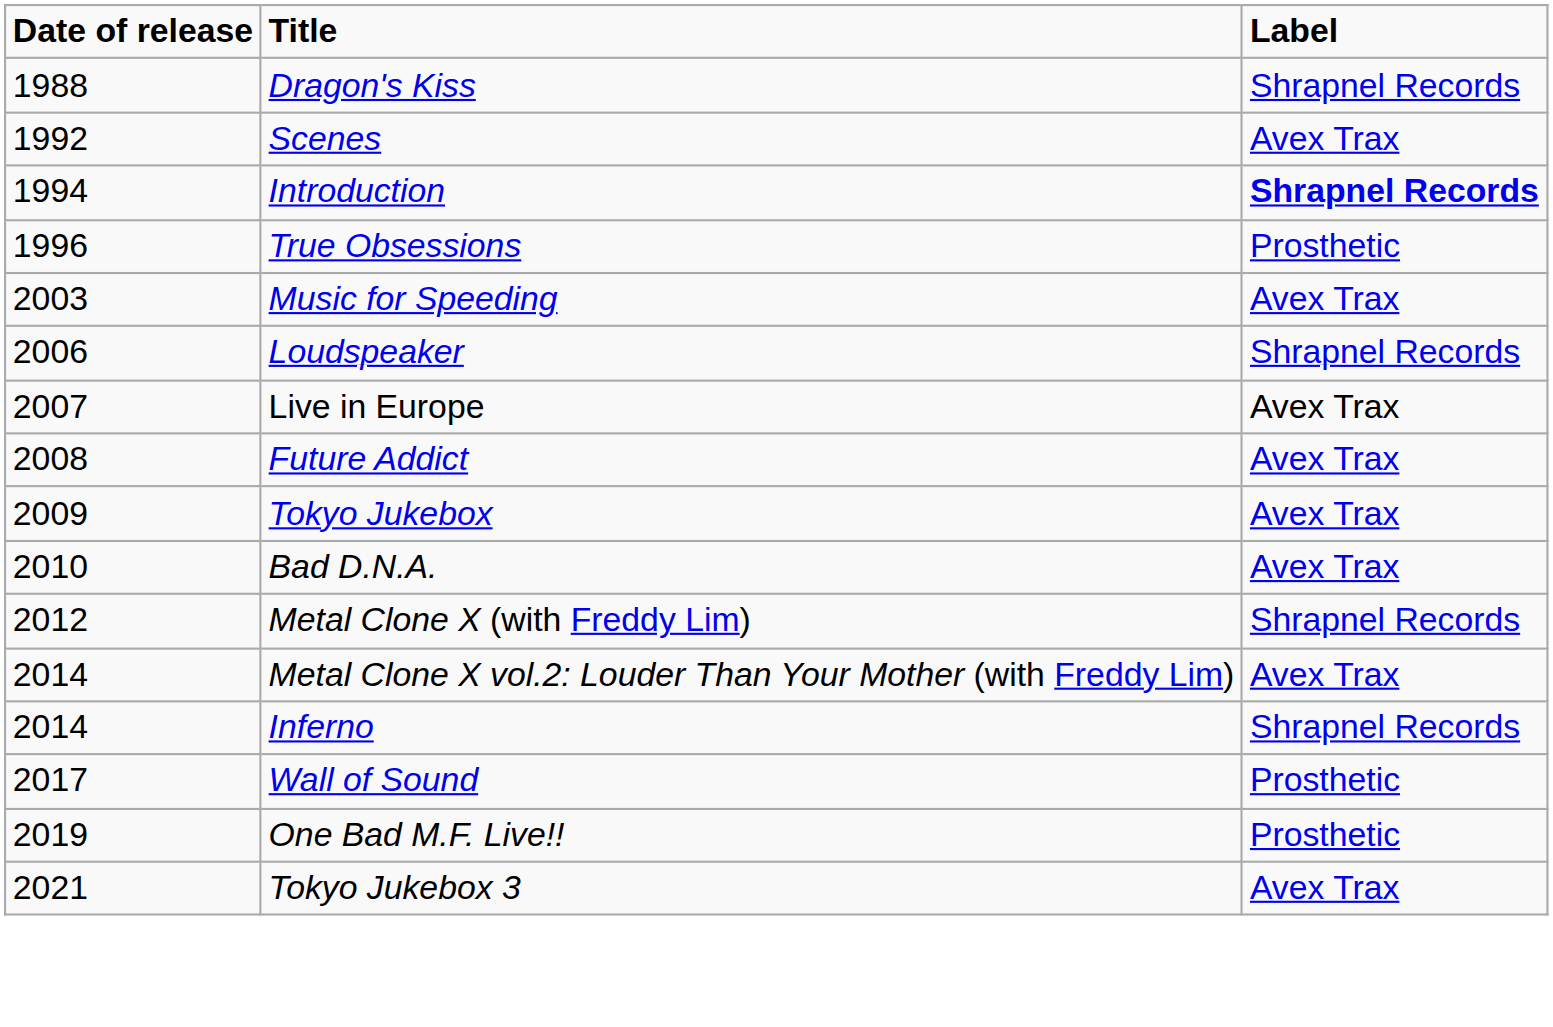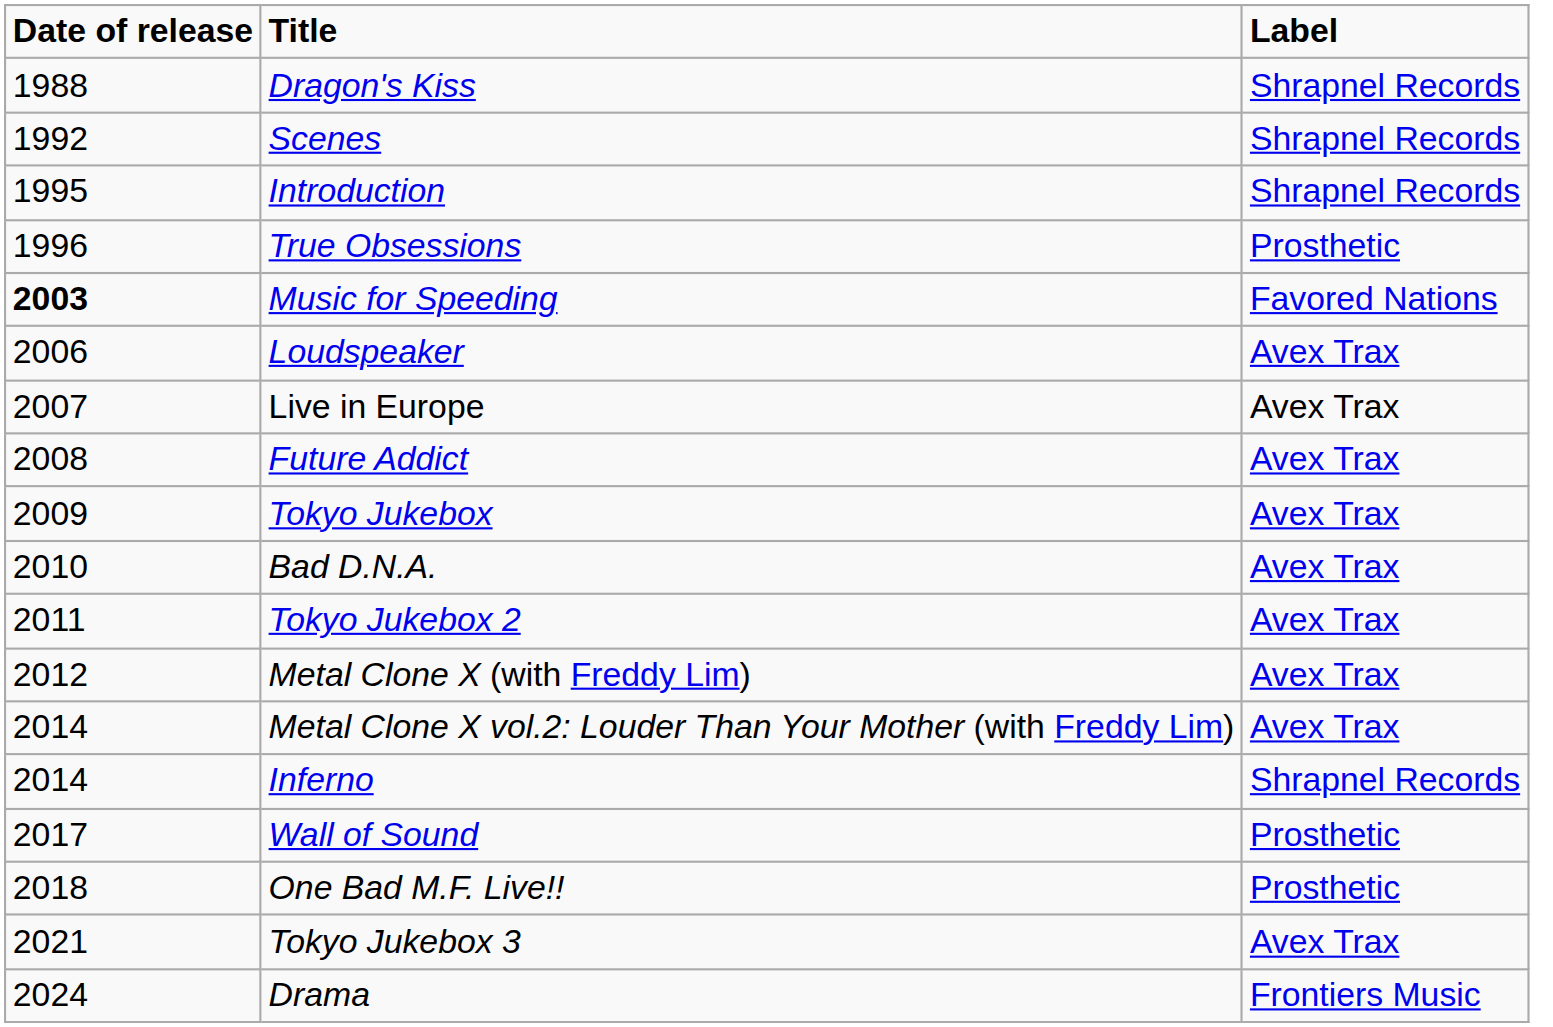(1325, 138) Avex Trax -> (1385, 138) Shrapnel Records
(50, 191) 1994 -> (50, 191) 1995
(1394, 191) bold -> (1385, 191) normal
(50, 298) normal -> (50, 298) bold
(1325, 298) Avex Trax -> (1374, 298) Favored Nations
(1385, 352) Shrapnel Records -> (1325, 352) Avex Trax
+ row: (395, 620)
(1385, 620) Shrapnel Records -> (1325, 673) Avex Trax
(50, 834) 2019 -> (50, 887) 2018
+ row: (319, 995)
